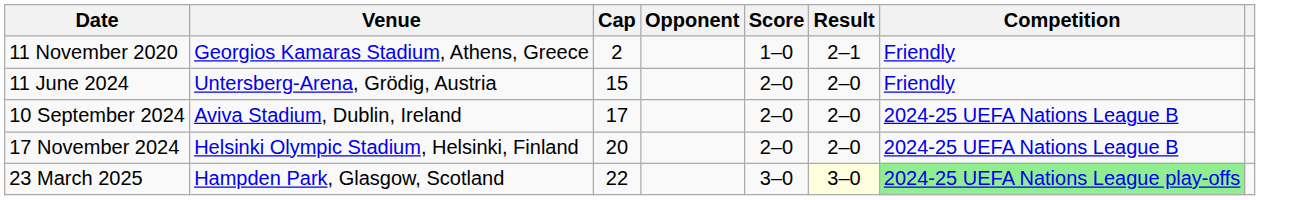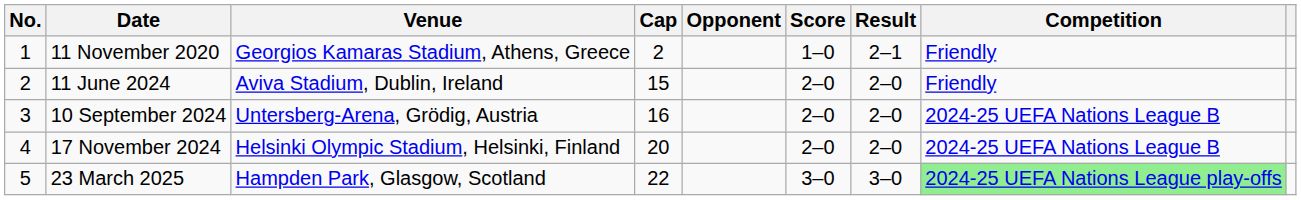+ column: (25, 20)
(345, 83) Untersberg-Arena, Grödig, Austria -> (369, 83) Aviva Stadium, Dublin, Ireland
(328, 115) Aviva Stadium, Dublin, Ireland -> (387, 115) Untersberg-Arena, Grödig, Austria
(617, 115) 17 -> (658, 115) 16
(844, 178) lightyellow background -> (885, 178) no background
